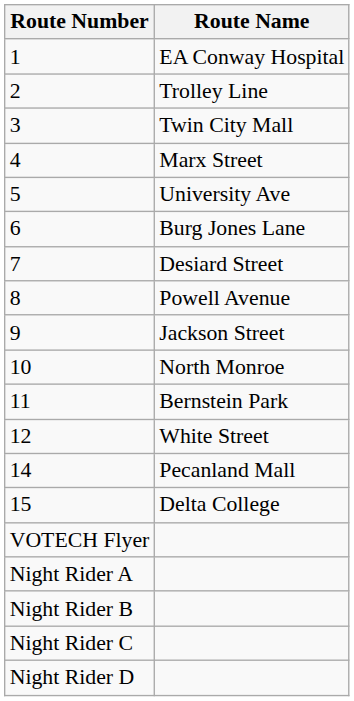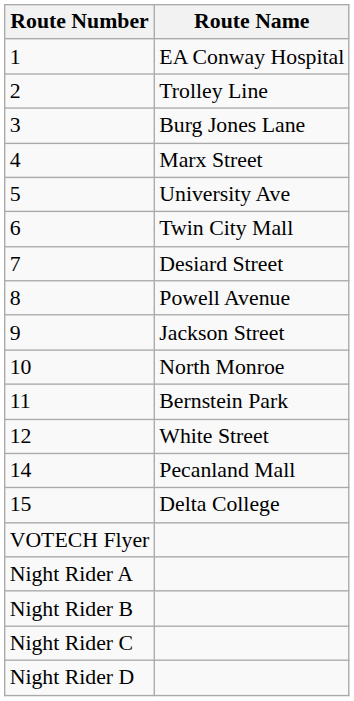(226, 125) Twin City Mall -> (232, 125) Burg Jones Lane
(232, 228) Burg Jones Lane -> (226, 228) Twin City Mall
